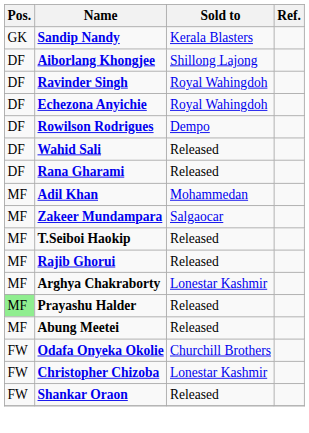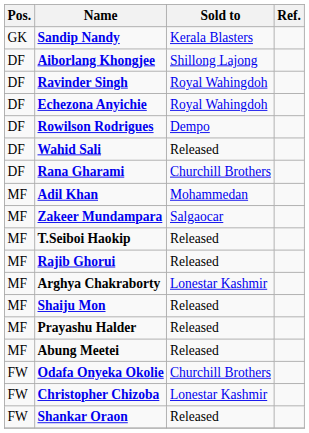(194, 171) Released -> (220, 171) Churchill Brothers
+ row: (72, 305)
(17, 305) lightgreen background -> (17, 328) no background
